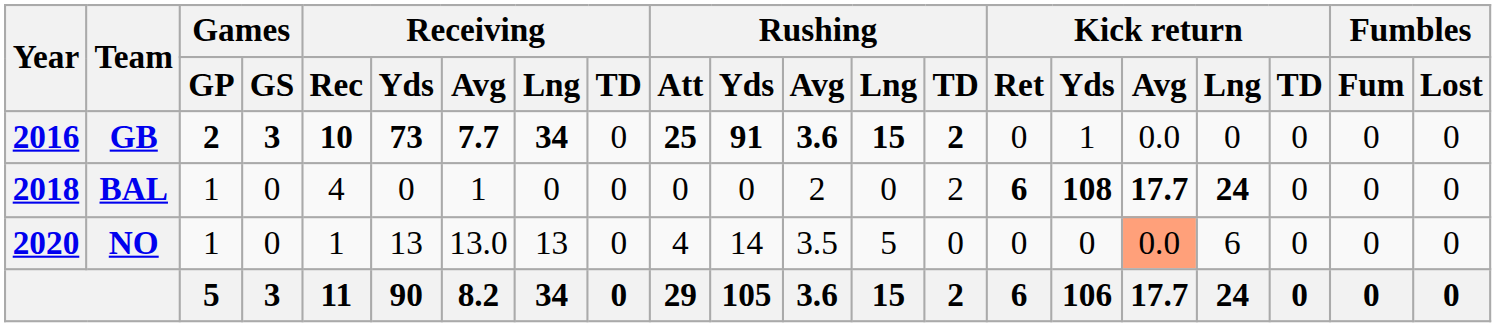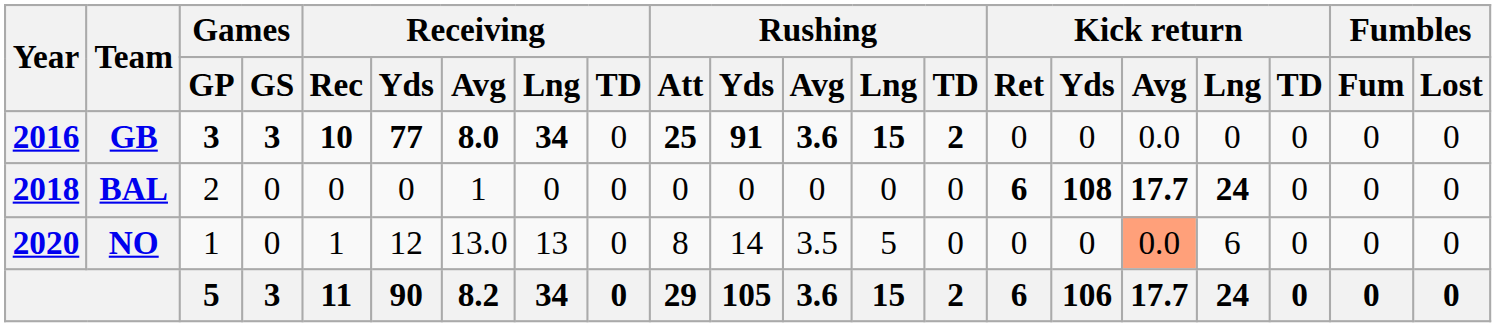(211, 136) 2 -> (211, 136) 3
(406, 136) 73 -> (406, 136) 77
(478, 136) 7.7 -> (478, 136) 8.0
(1087, 136) 1 -> (1087, 136) 0
(211, 189) 1 -> (211, 189) 2
(336, 189) 4 -> (336, 189) 0
(817, 189) 2 -> (817, 189) 0
(956, 189) 2 -> (956, 189) 0
(406, 242) 13 -> (406, 242) 12
(680, 242) 4 -> (680, 242) 8
